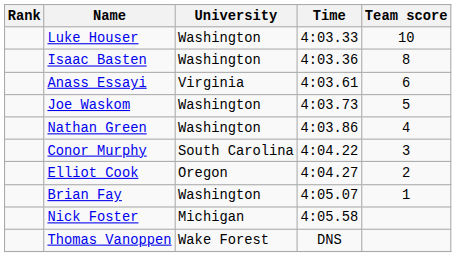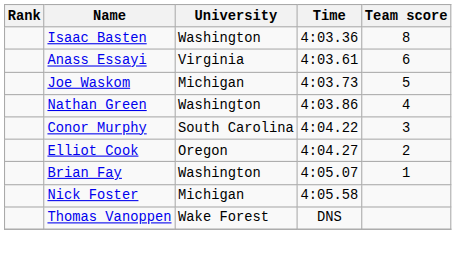- row: (93, 38)
(219, 106) Washington -> (211, 83) Michigan
